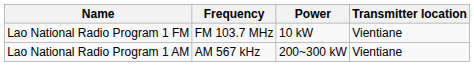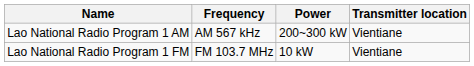rows swapped: (98, 52) <-> (98, 33)
